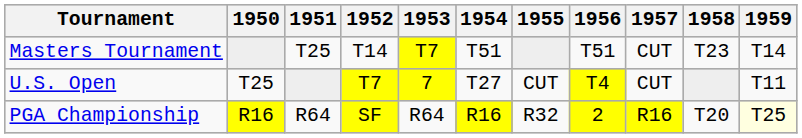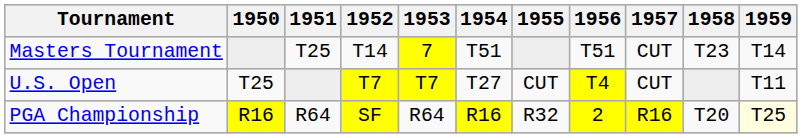(427, 53) T7 -> (427, 53) 7
(427, 85) 7 -> (427, 85) T7
